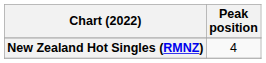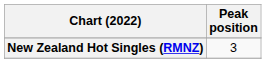(234, 48) 4 -> (234, 48) 3
